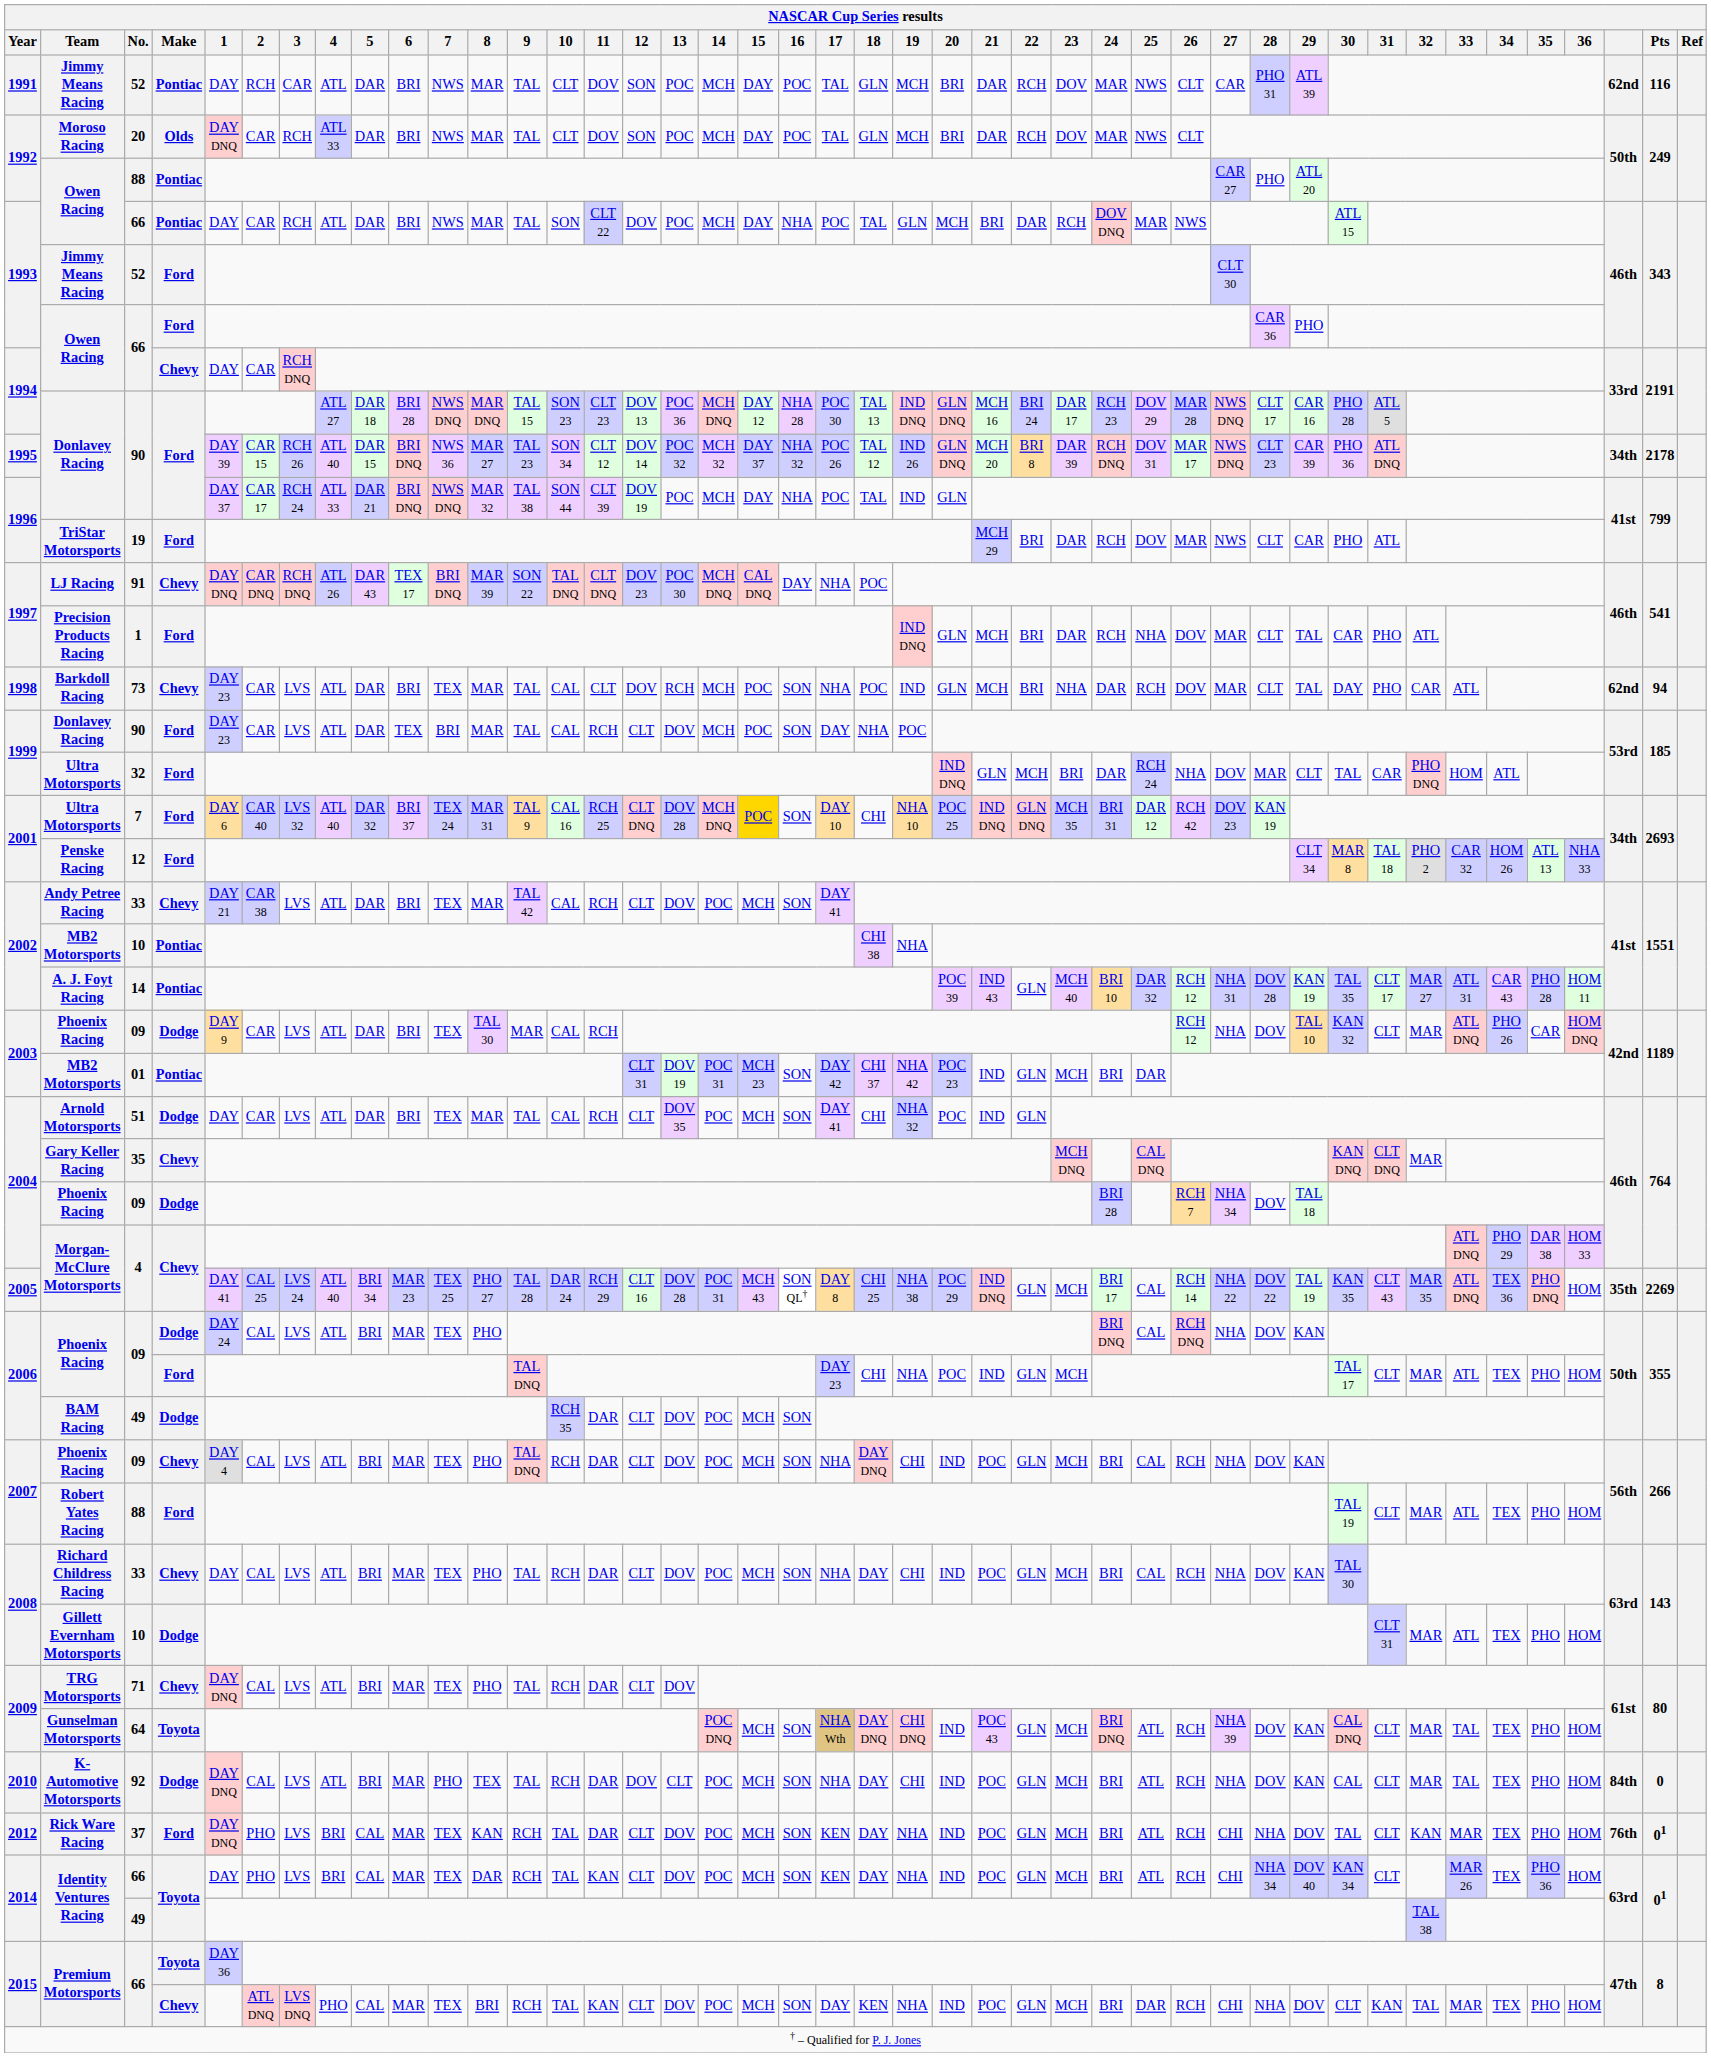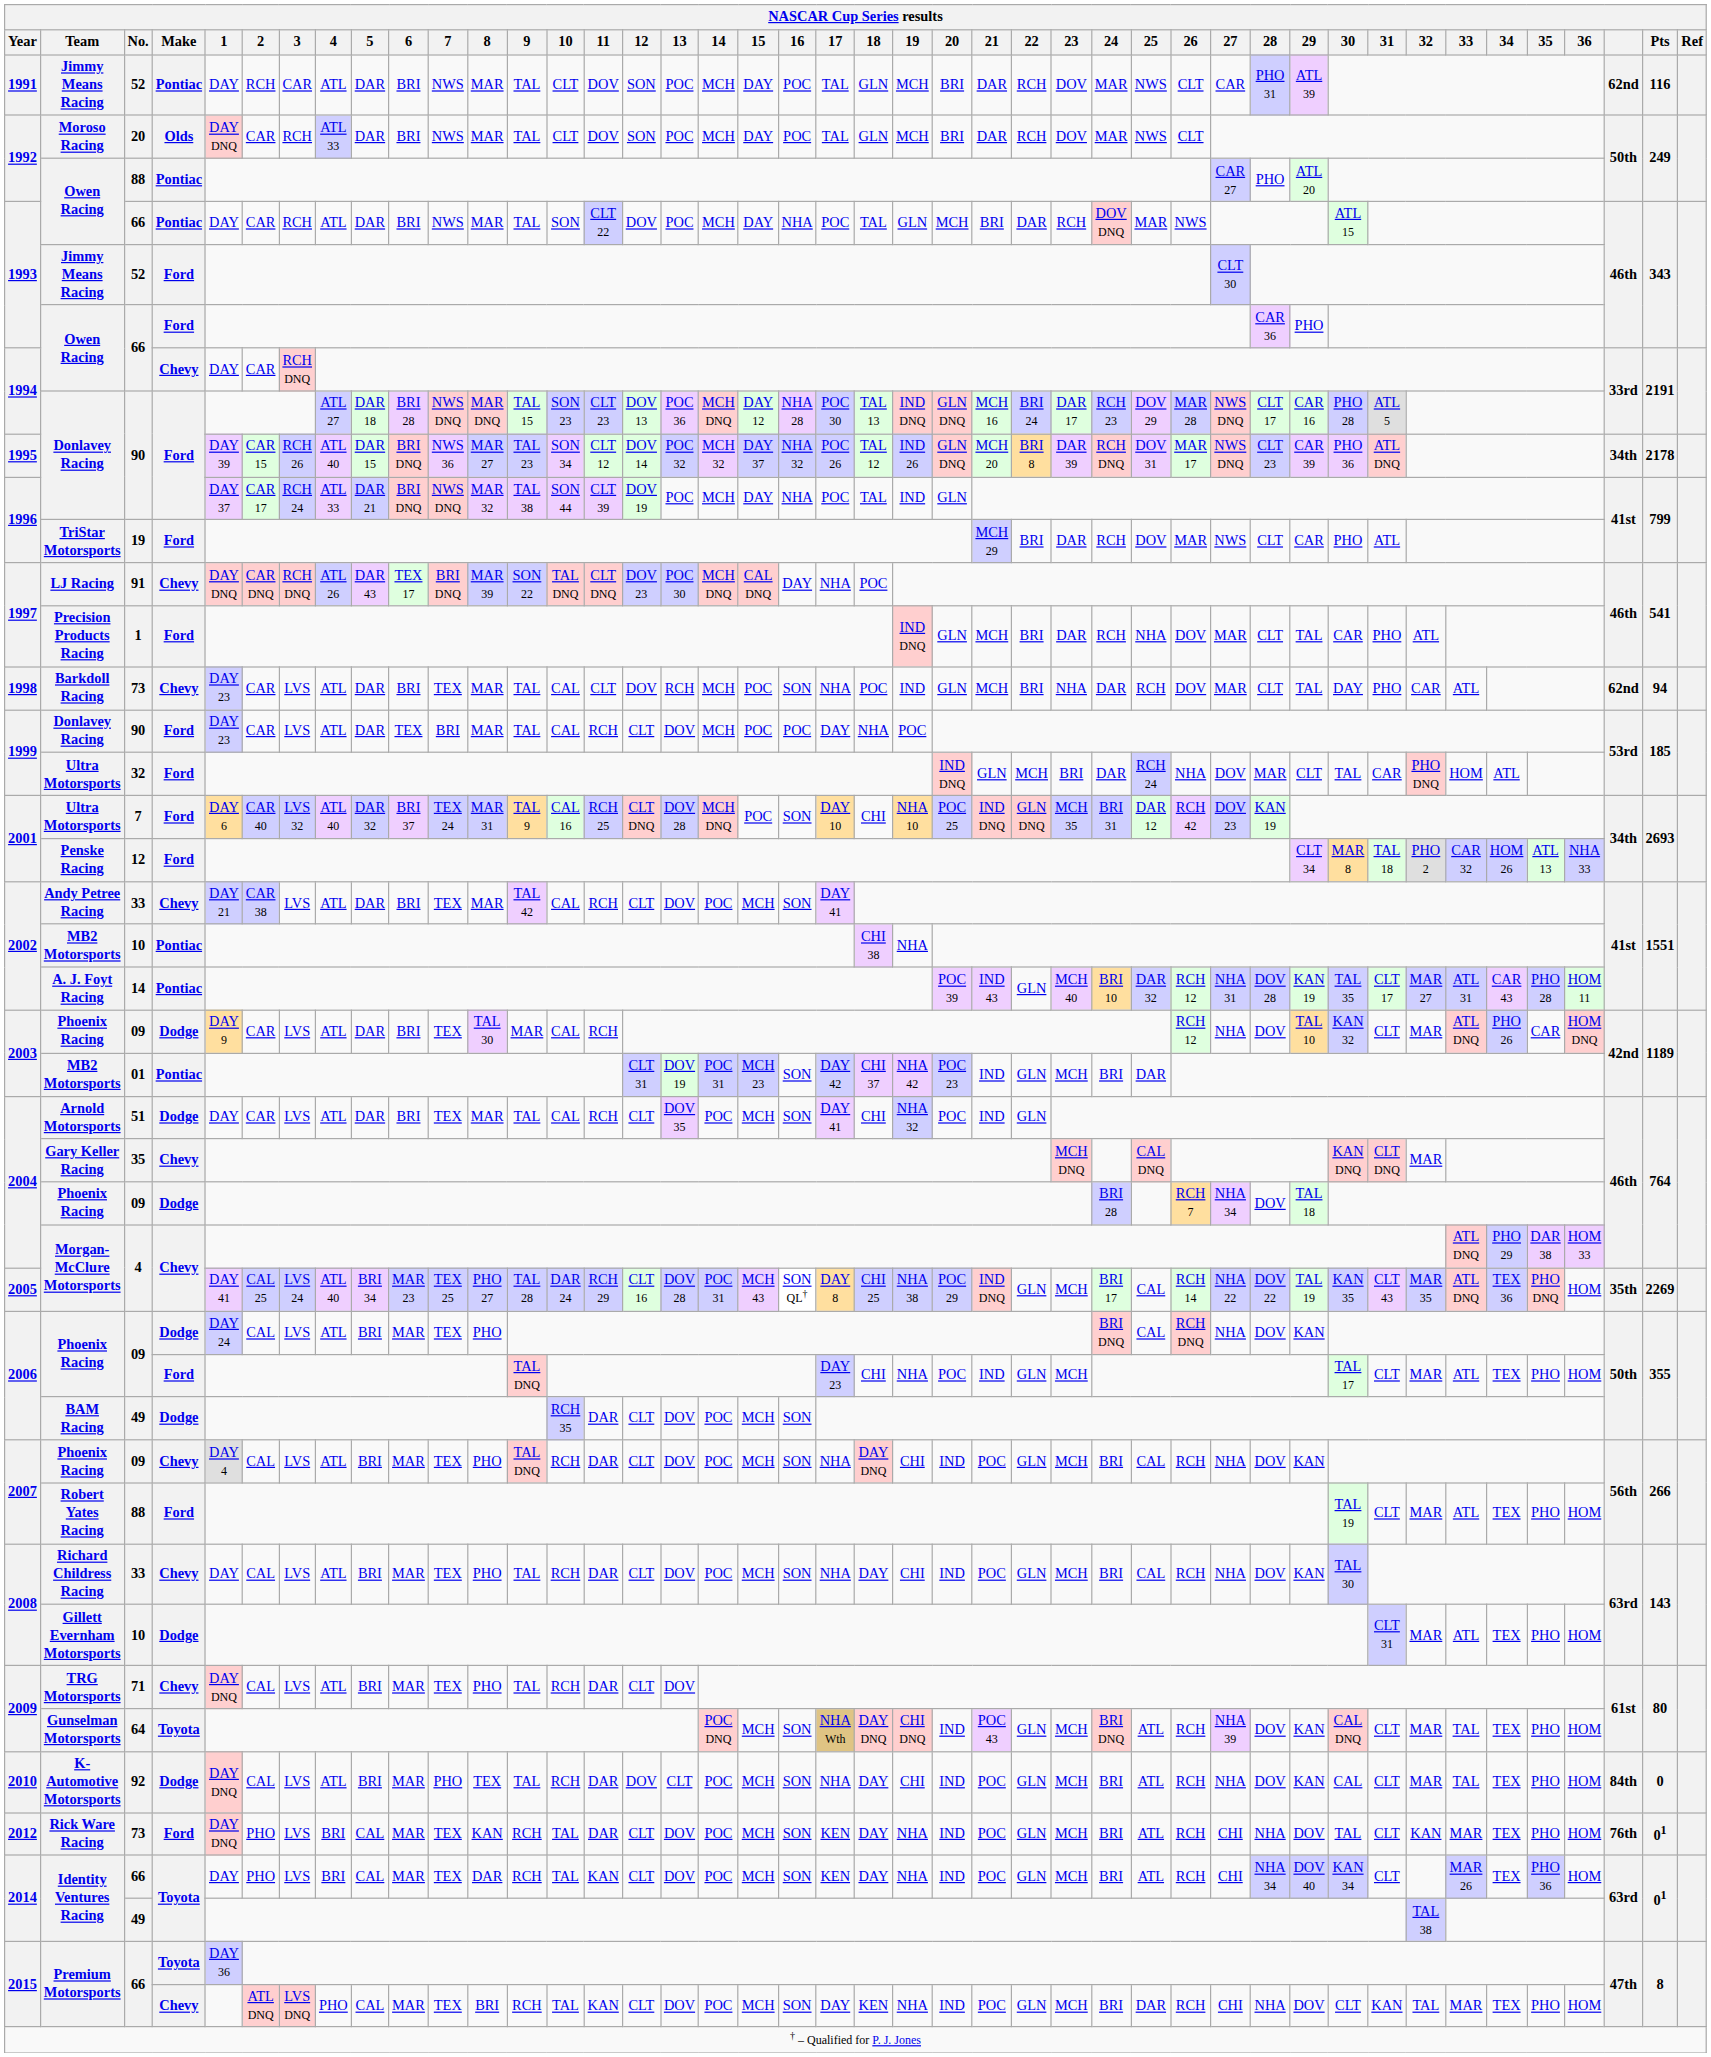(797, 730) SON -> (797, 730) POC
(758, 816) gold background -> (758, 816) no background
(138, 1833) 37 -> (138, 1833) 73
